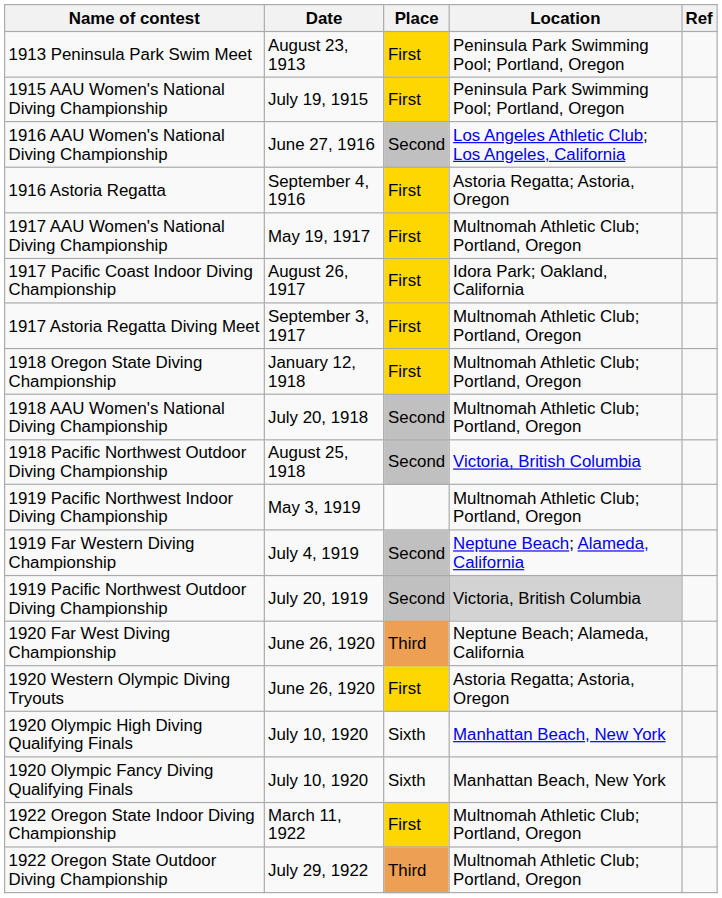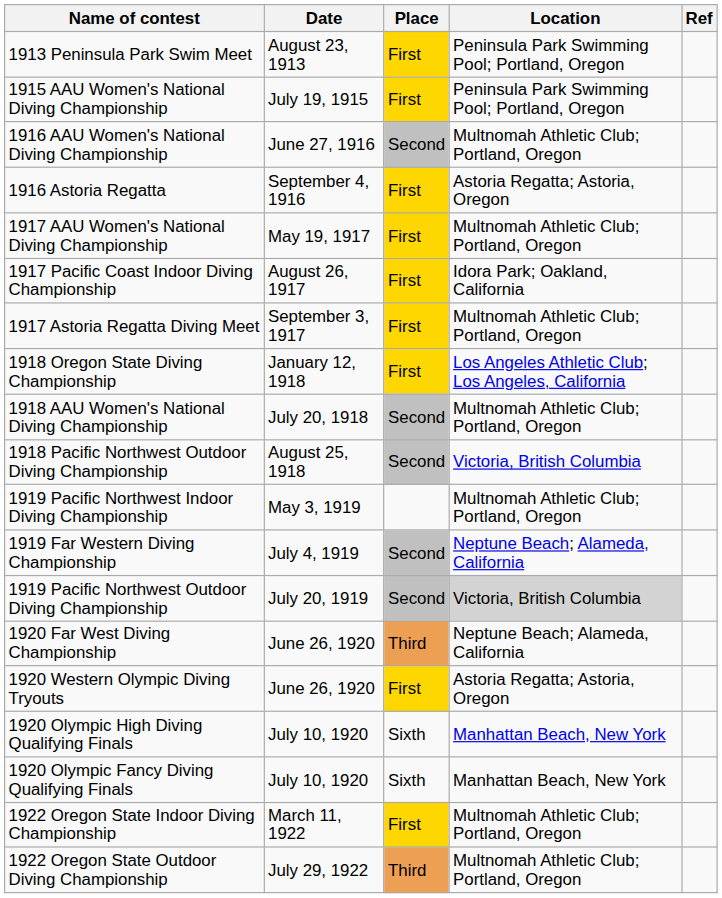(550, 145) Los Angeles Athletic Club; Los Angeles, California -> (546, 145) Multnomah Athletic Club; Portland, Oregon
(546, 372) Multnomah Athletic Club; Portland, Oregon -> (550, 372) Los Angeles Athletic Club; Los Angeles, California
